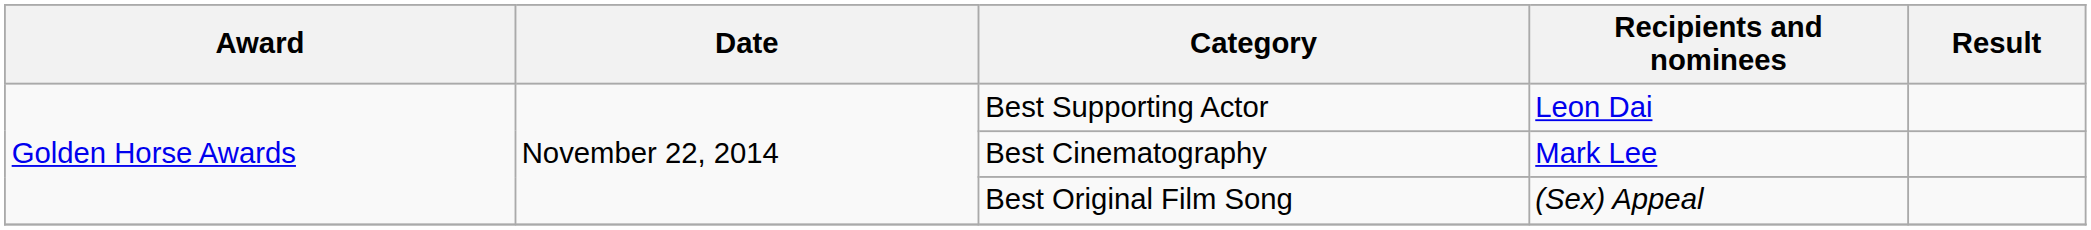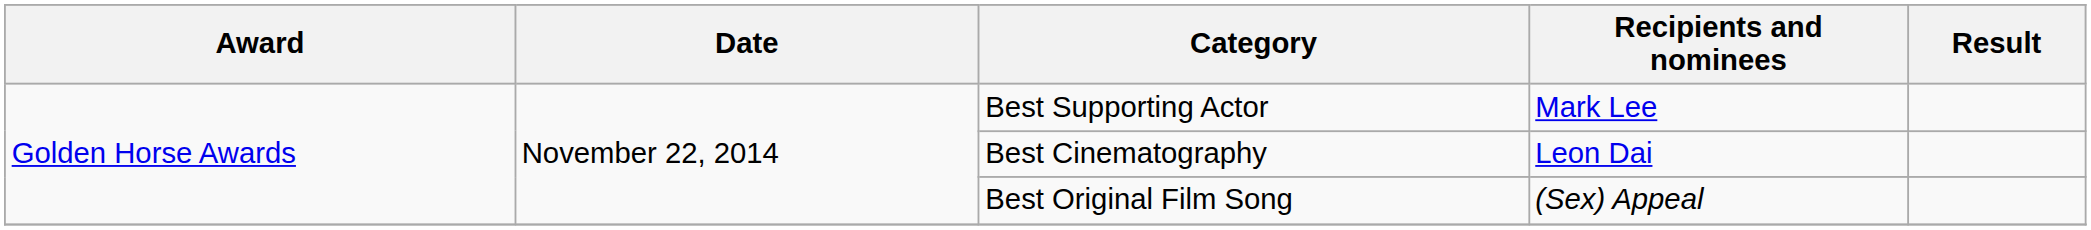(1594, 107) Leon Dai -> (1596, 107) Mark Lee
(1596, 153) Mark Lee -> (1594, 153) Leon Dai
